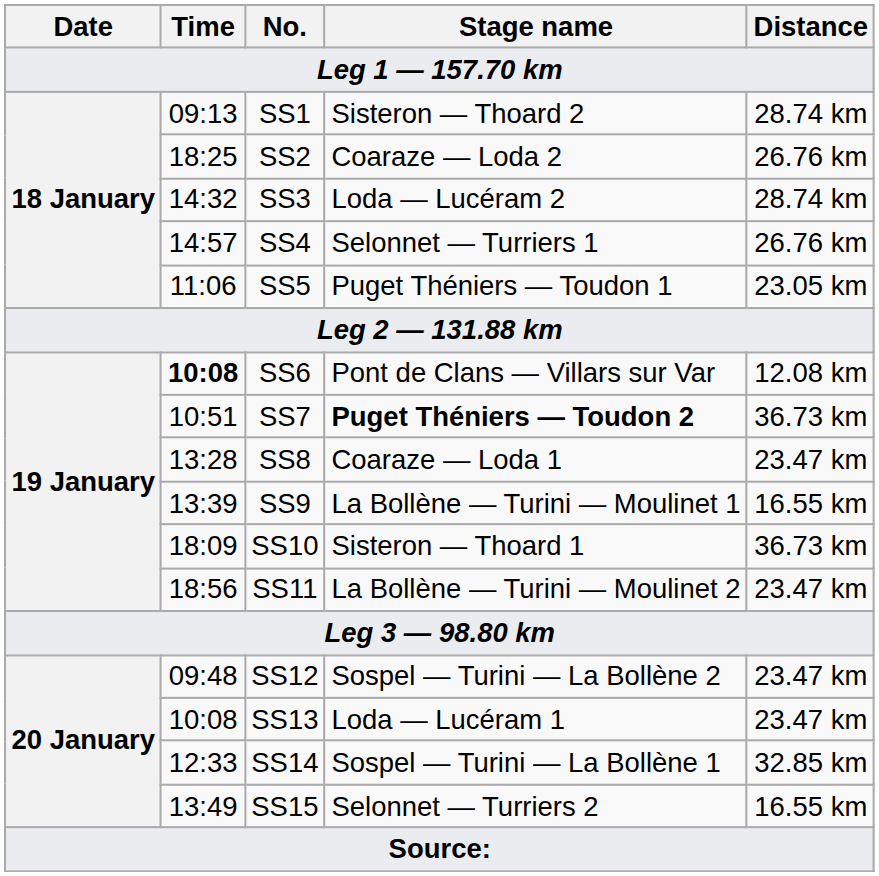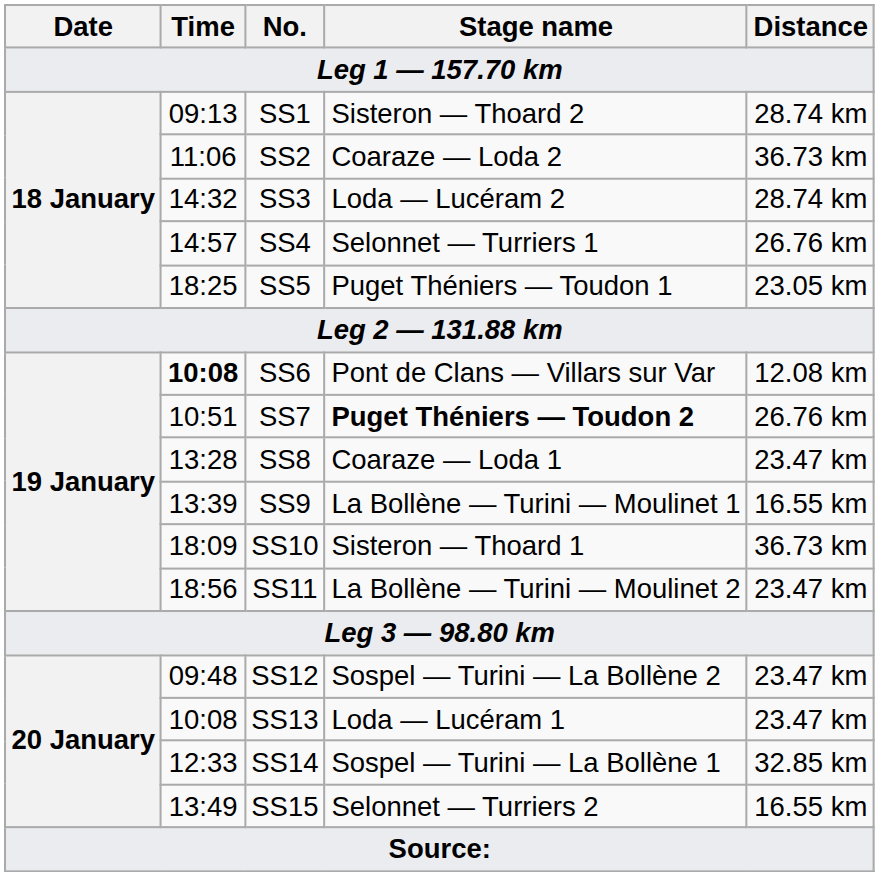(203, 156) 18:25 -> (203, 156) 11:06
(811, 156) 26.76 km -> (811, 156) 36.73 km
(203, 286) 11:06 -> (203, 286) 18:25
(811, 416) 36.73 km -> (811, 416) 26.76 km
